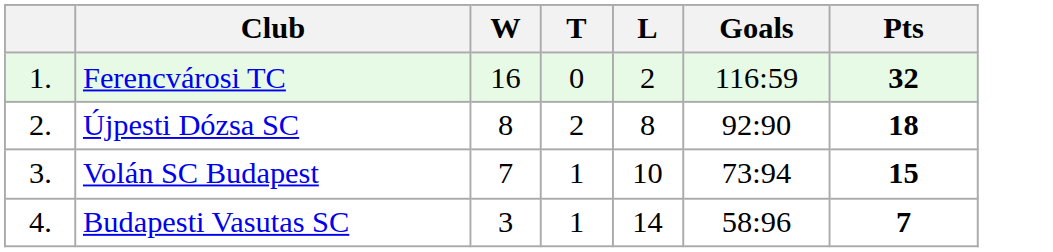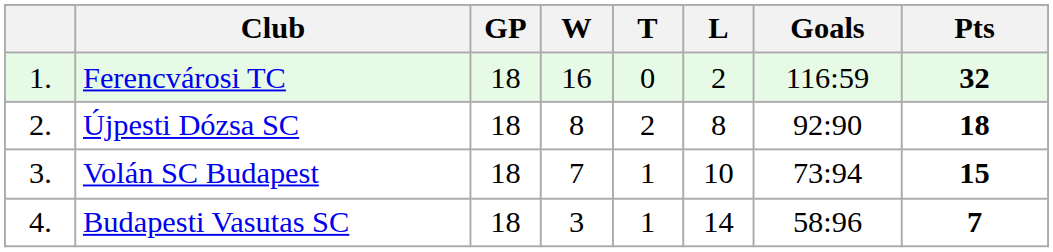+ column: (505, 28)
